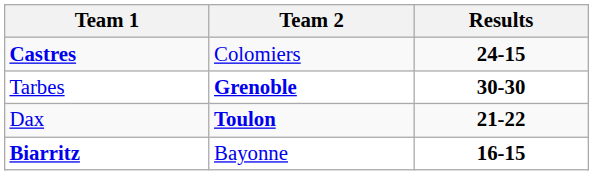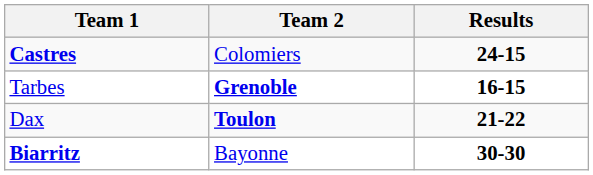(501, 86) 30-30 -> (501, 86) 16-15
(501, 152) 16-15 -> (501, 152) 30-30
